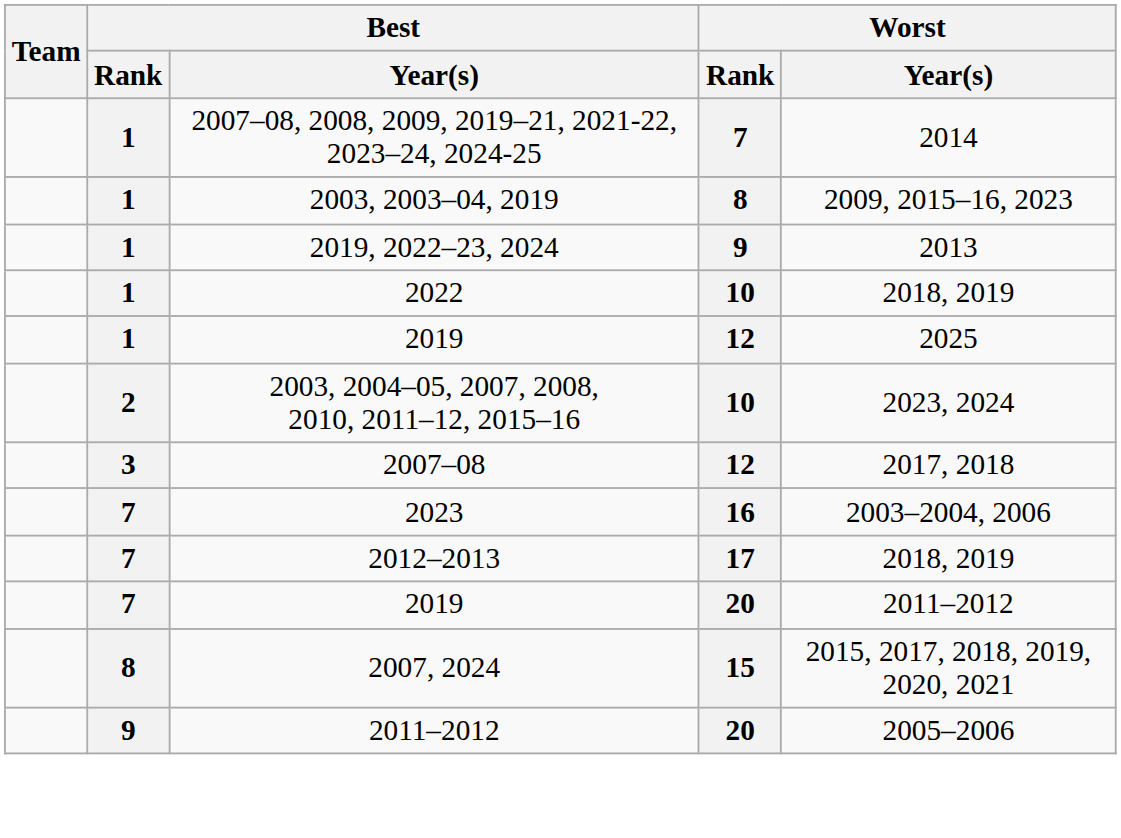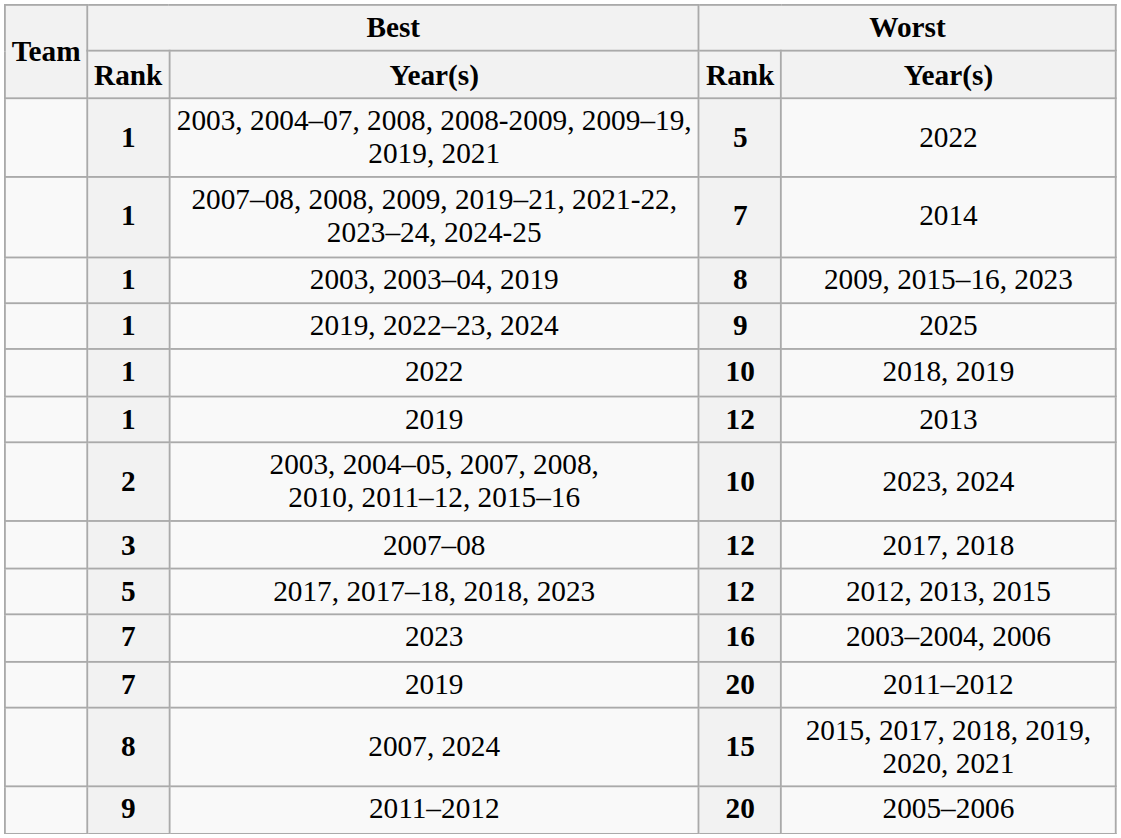+ row: (434, 137)
(948, 246) 2013 -> (948, 325) 2025
(948, 339) 2025 -> (948, 418) 2013
+ row: (434, 590)
- row: (434, 557)
